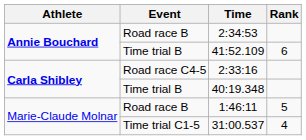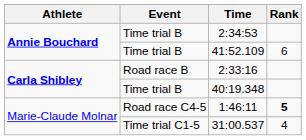(156, 33) Road race B -> (153, 33) Time trial B
(165, 70) Road race C4-5 -> (156, 70) Road race B
(156, 107) Road race B -> (165, 107) Road race C4-5
(284, 107) normal -> (284, 107) bold
